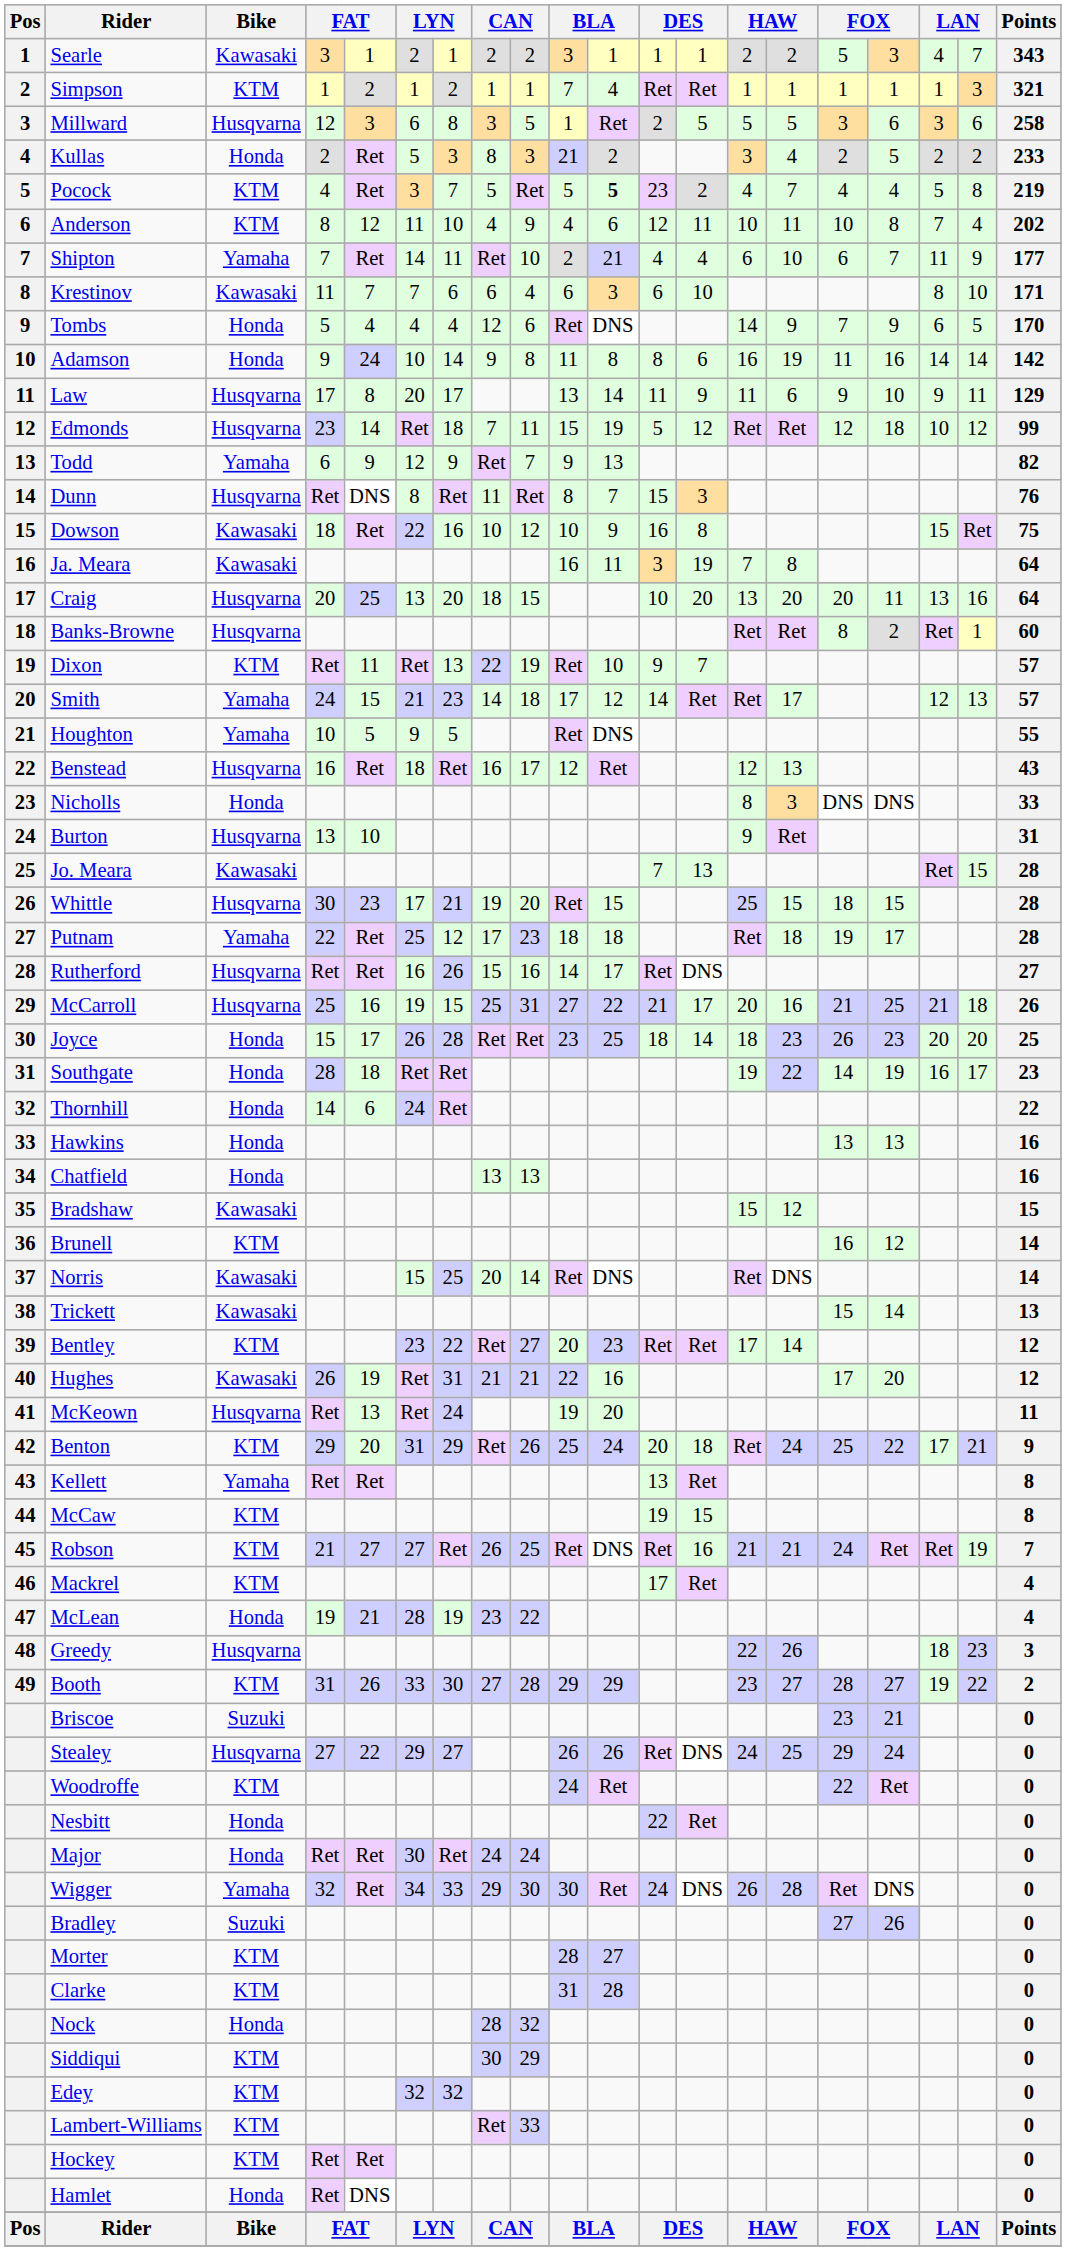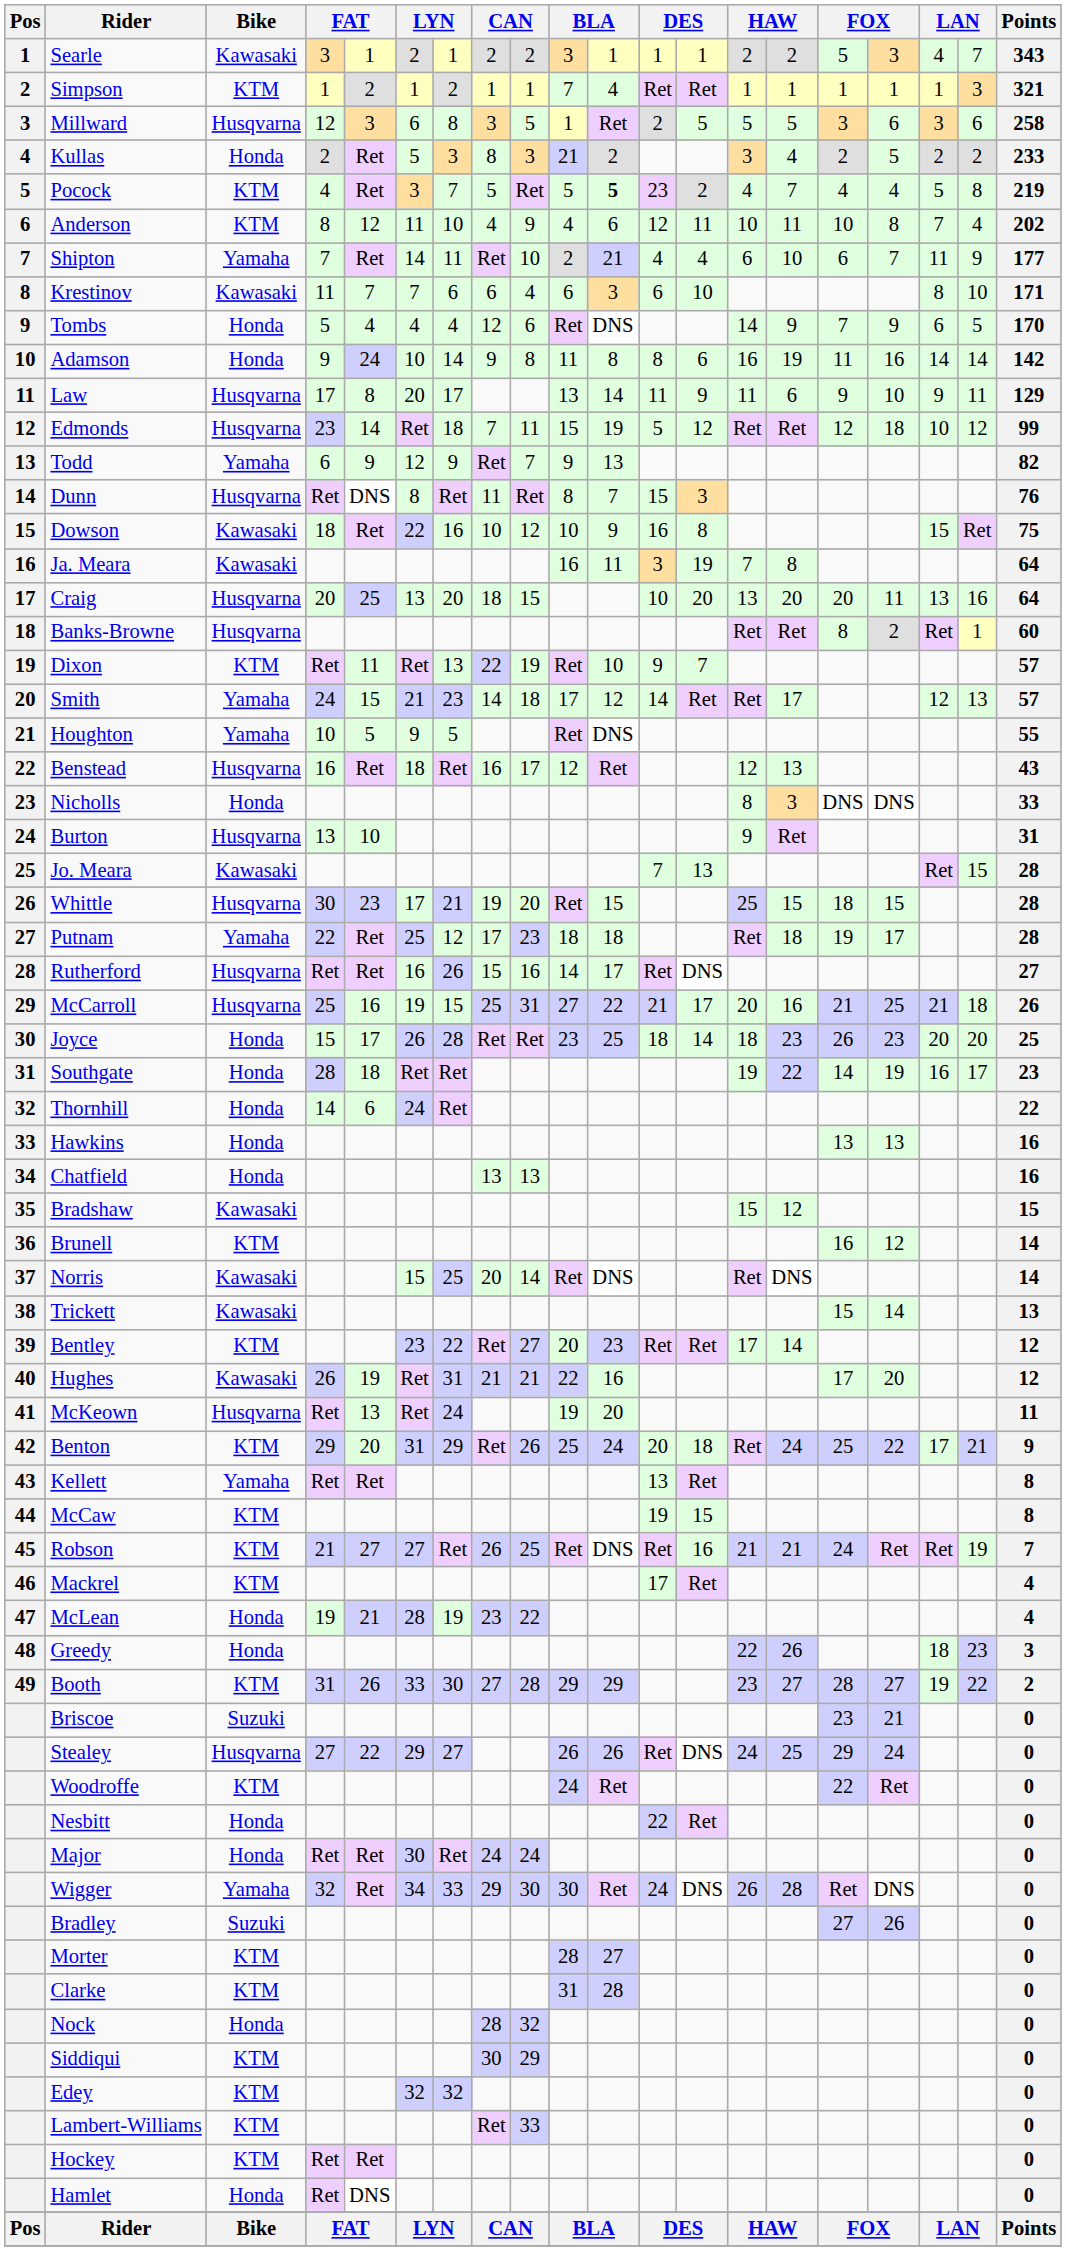(256, 1651) Husqvarna -> (256, 1651) Honda
